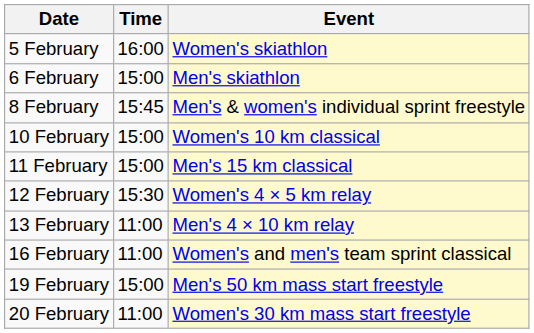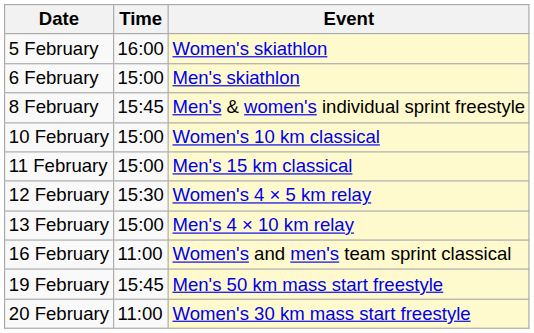(140, 225) 11:00 -> (141, 225) 15:00
(141, 284) 15:00 -> (141, 284) 15:45
